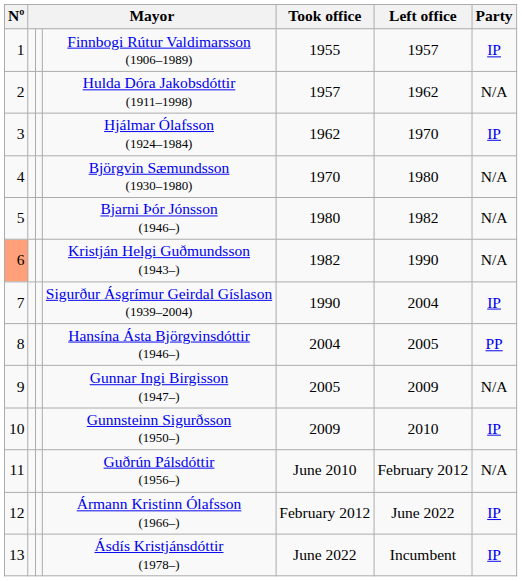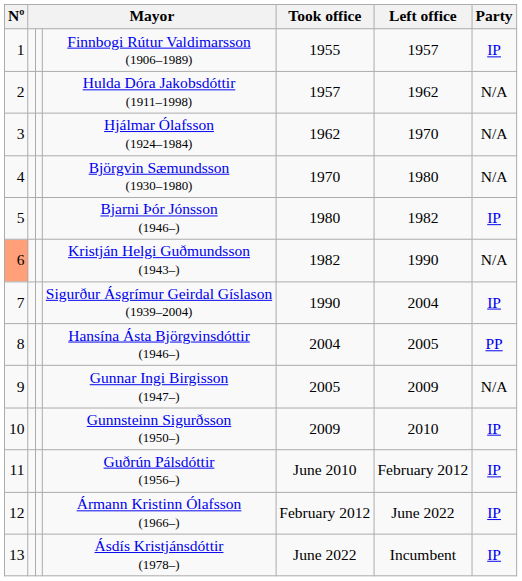(494, 134) IP -> (494, 134) N/A
(494, 218) N/A -> (494, 218) IP
(494, 470) N/A -> (494, 470) IP
